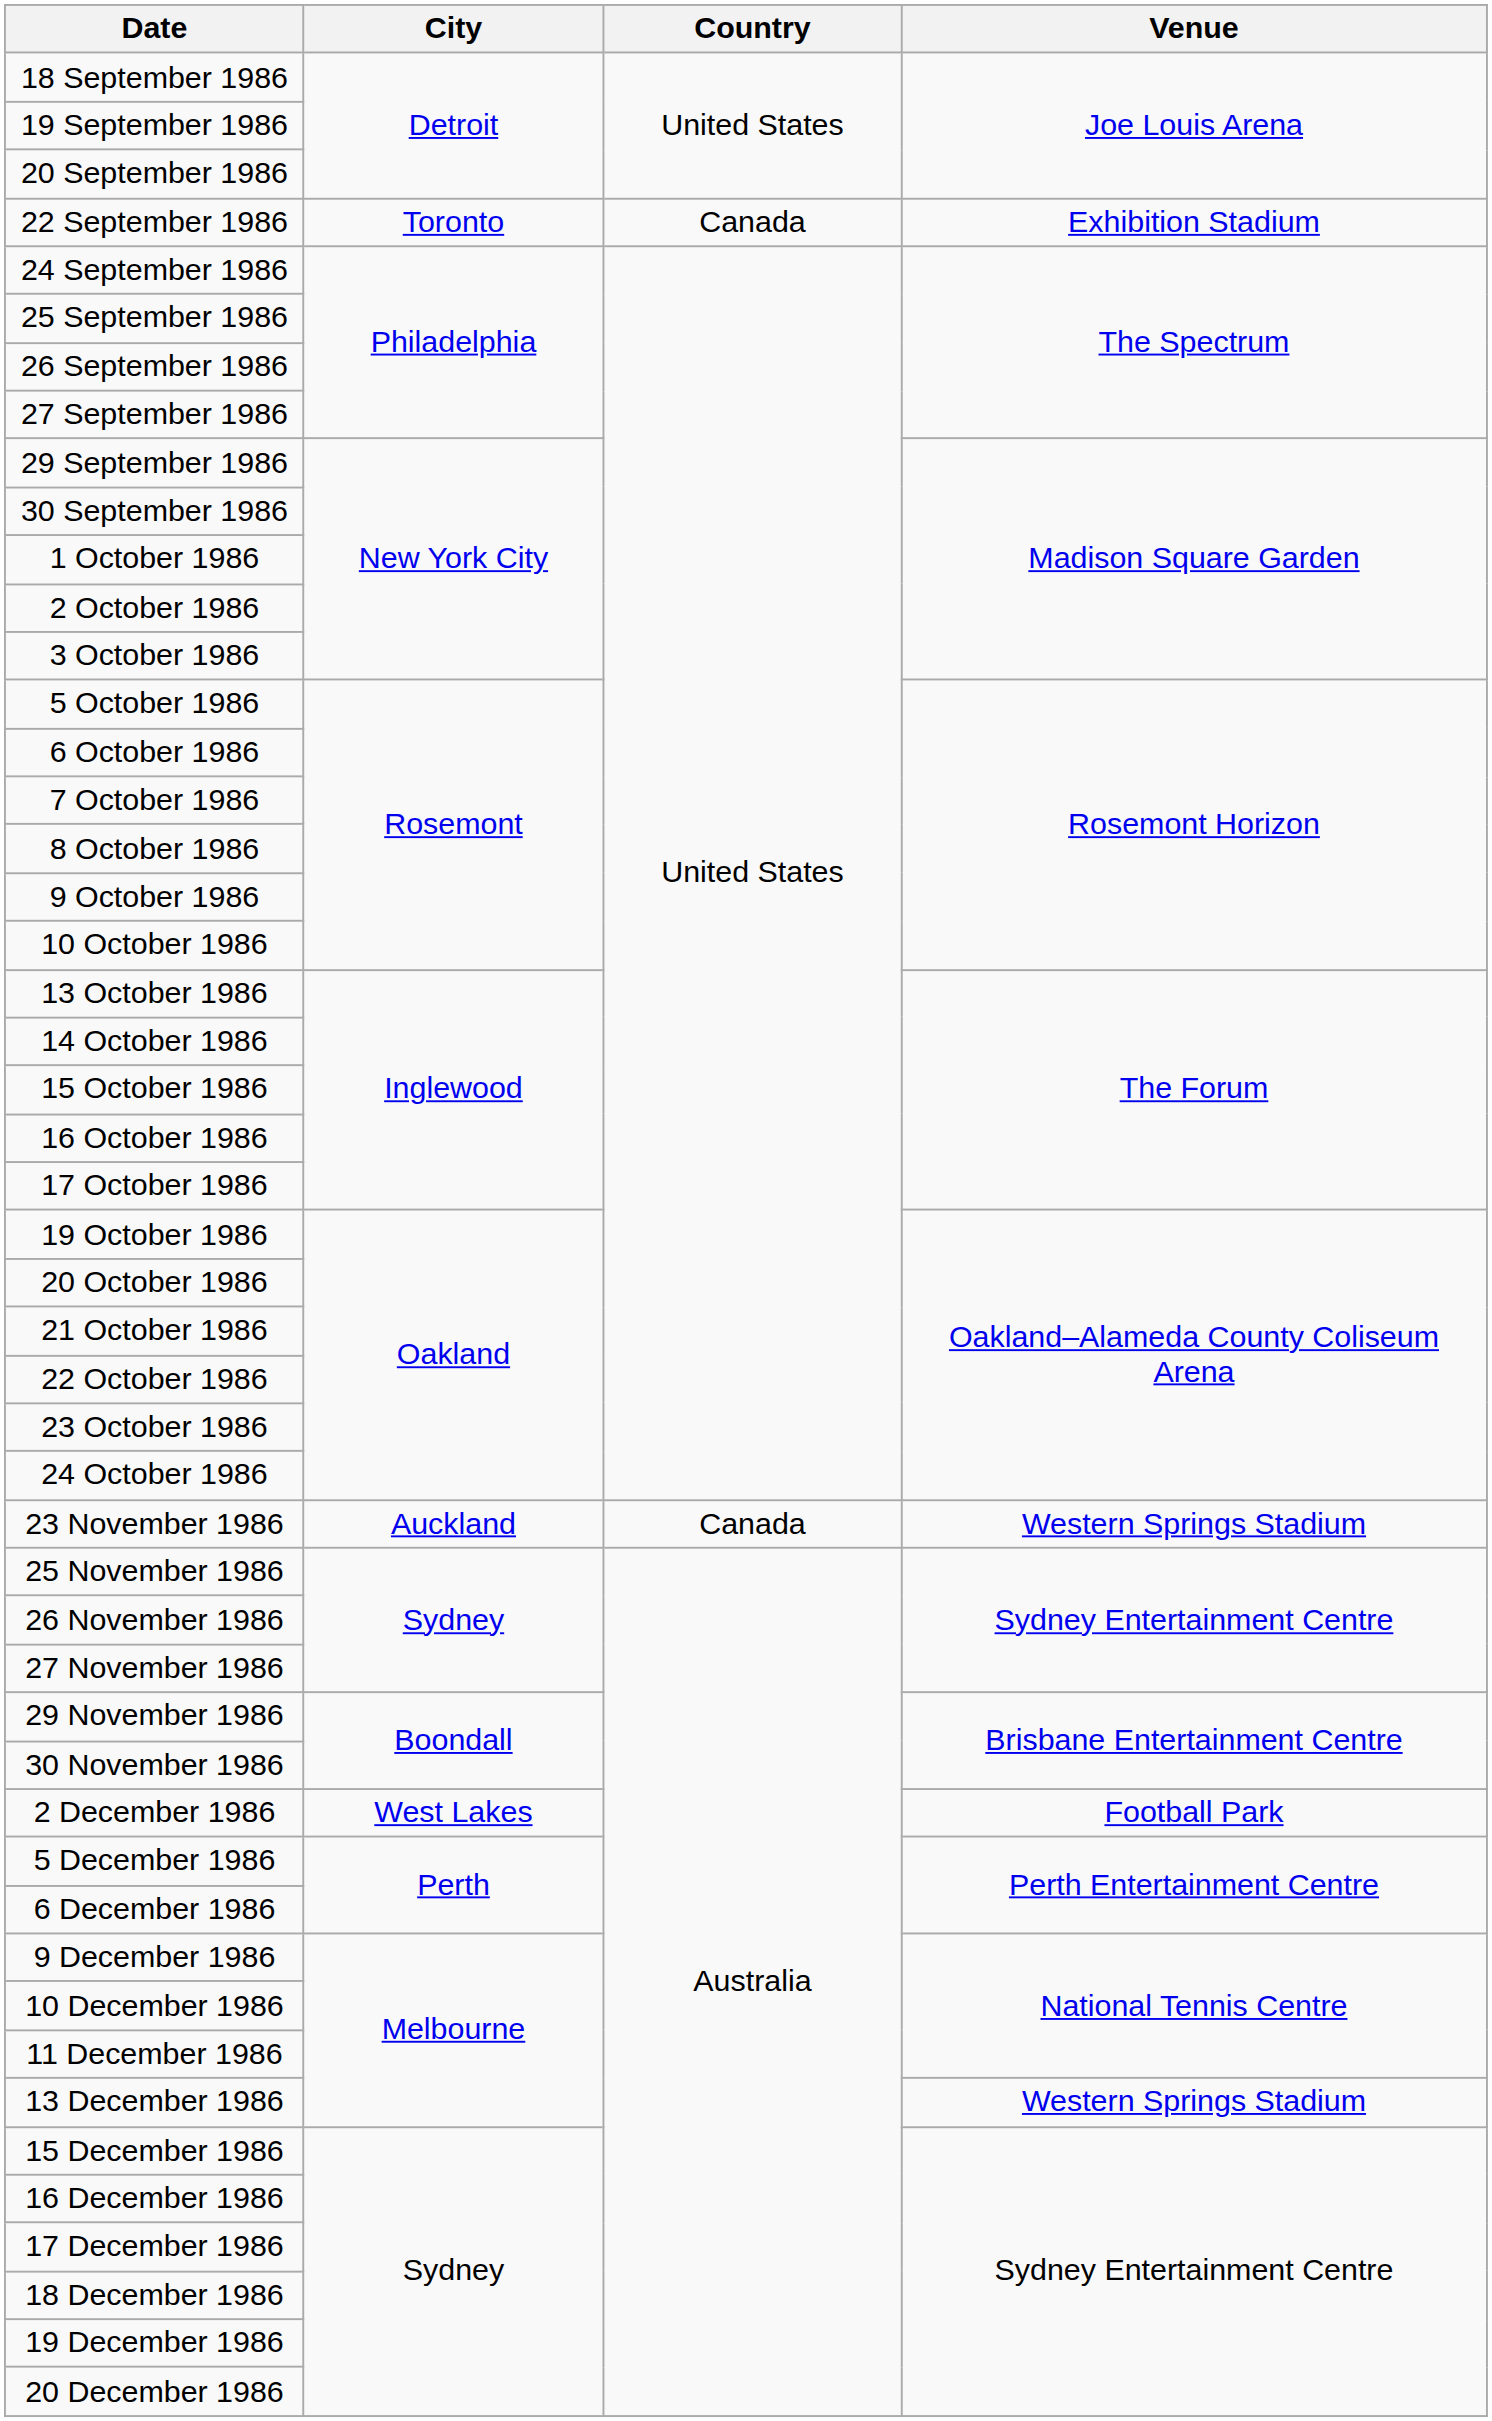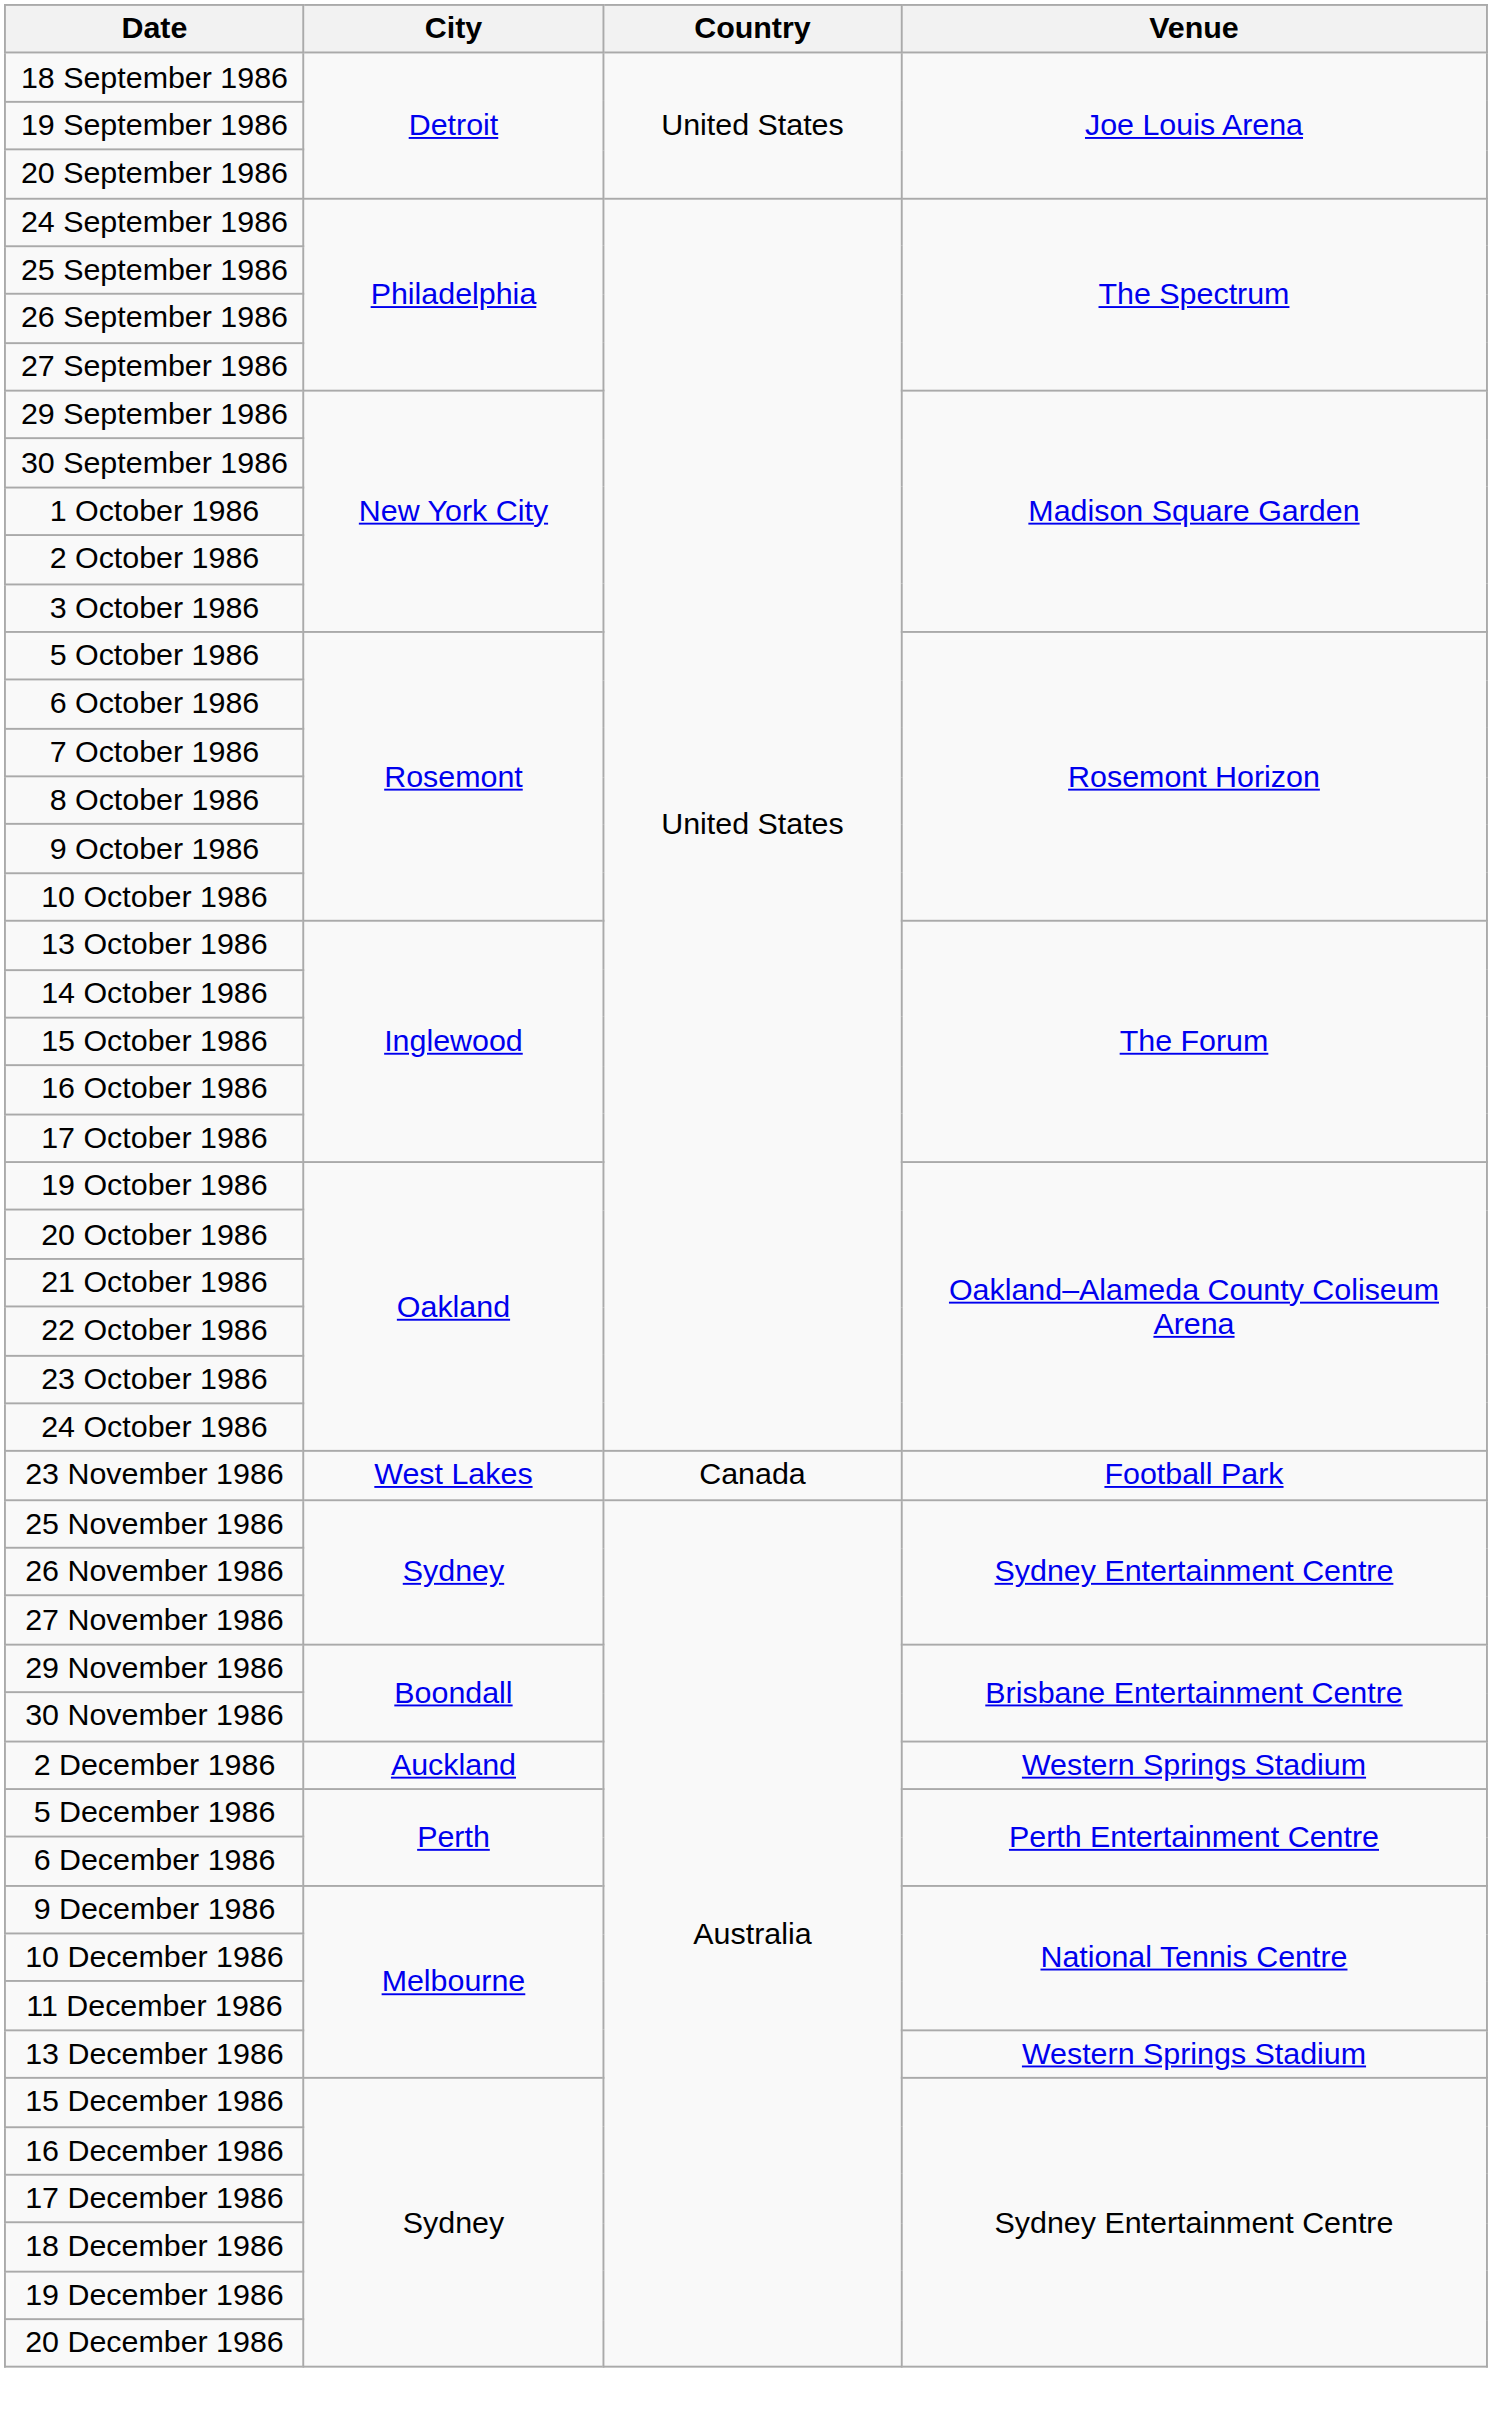- row: (154, 221)
(453, 1523) Auckland -> (453, 1474) West Lakes
(1194, 1523) Western Springs Stadium -> (1194, 1474) Football Park
(453, 1812) West Lakes -> (453, 1764) Auckland
(1194, 1812) Football Park -> (1194, 1764) Western Springs Stadium
